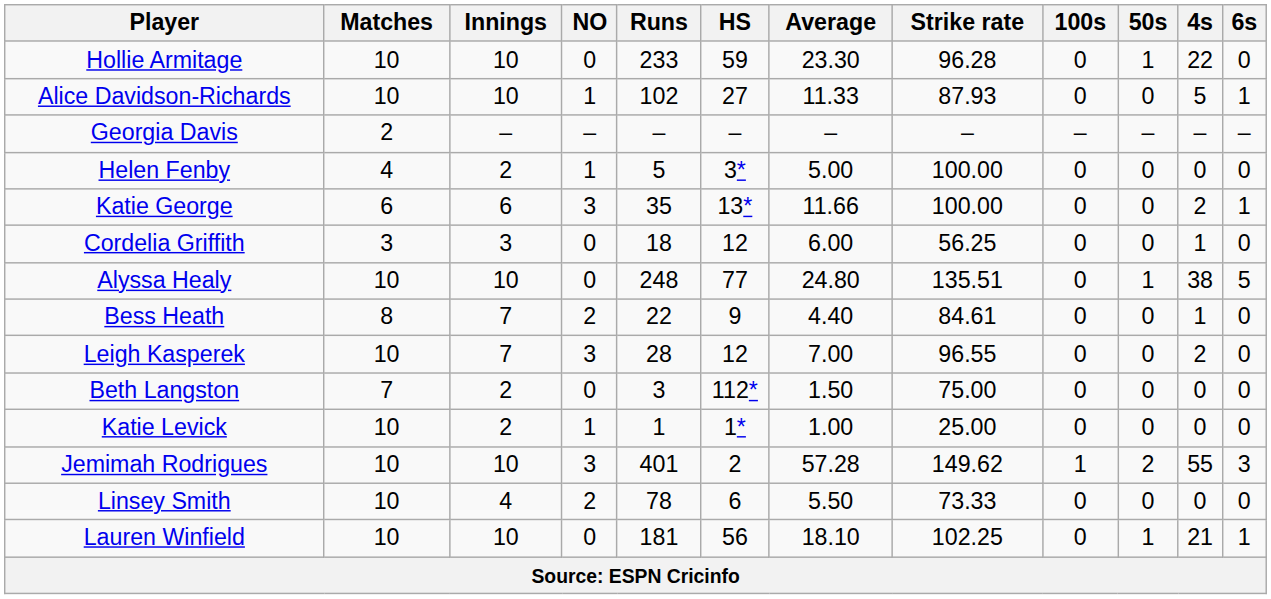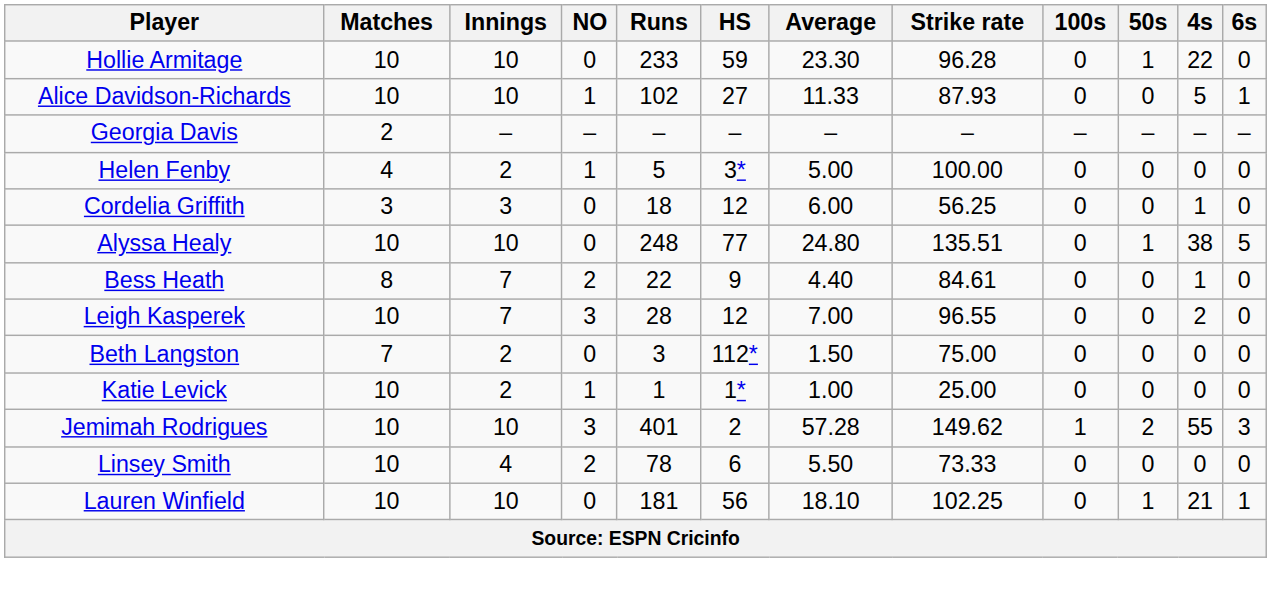- row: (164, 206)
